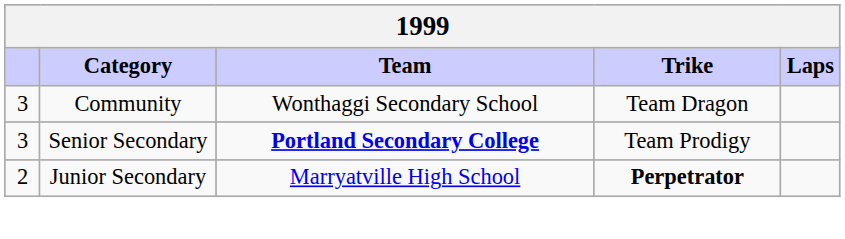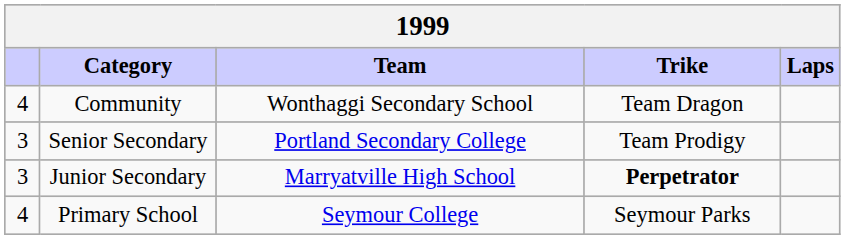(22, 103) 3 -> (22, 103) 4
(405, 140) bold -> (400, 140) normal
(22, 177) 2 -> (22, 177) 3
+ row: (128, 214)
